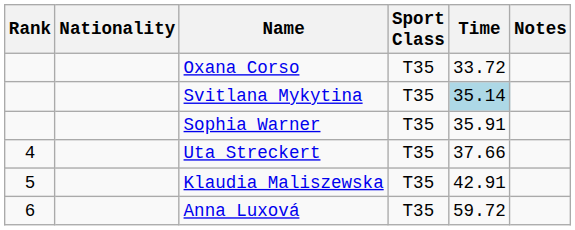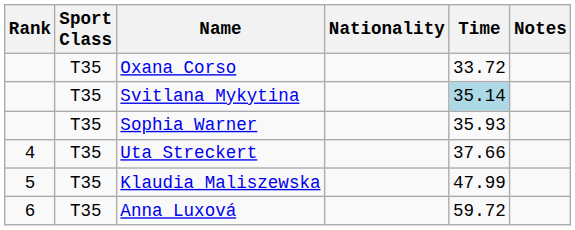columns swapped: (418, 29) <-> (117, 29)
(479, 125) 35.91 -> (479, 125) 35.93
(479, 182) 42.91 -> (479, 182) 47.99
